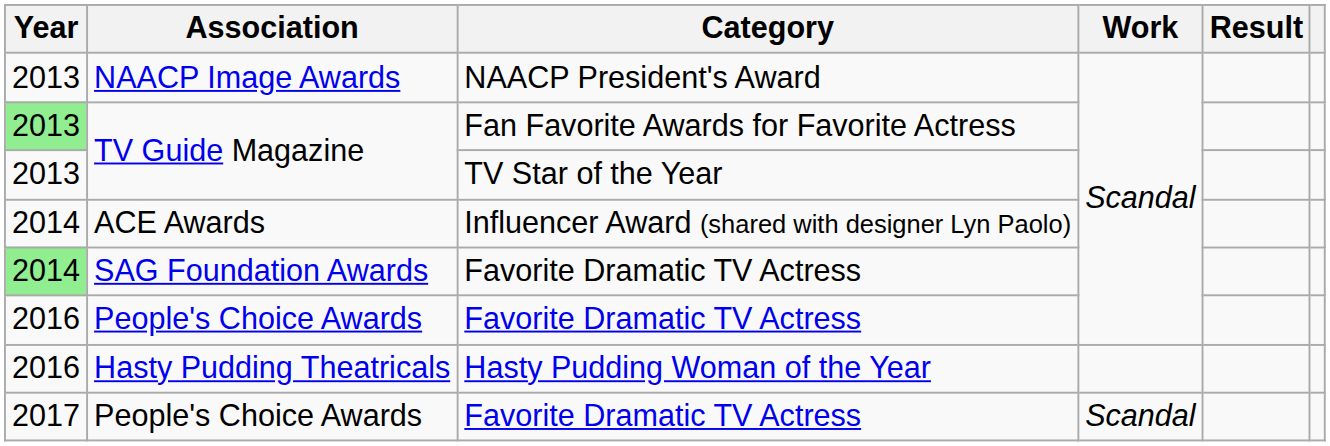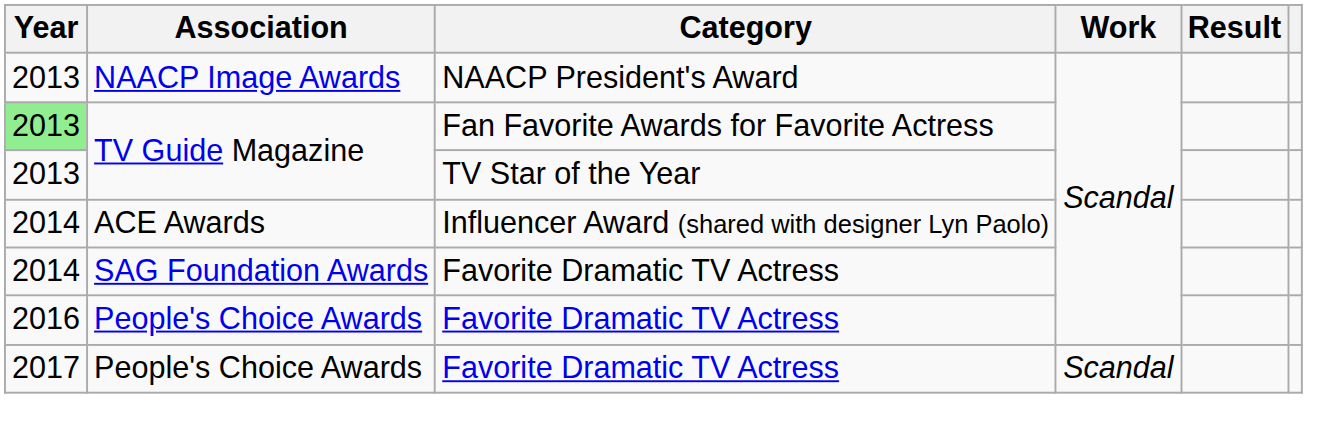(46, 271) lightgreen background -> (46, 271) no background
- row: (272, 367)
